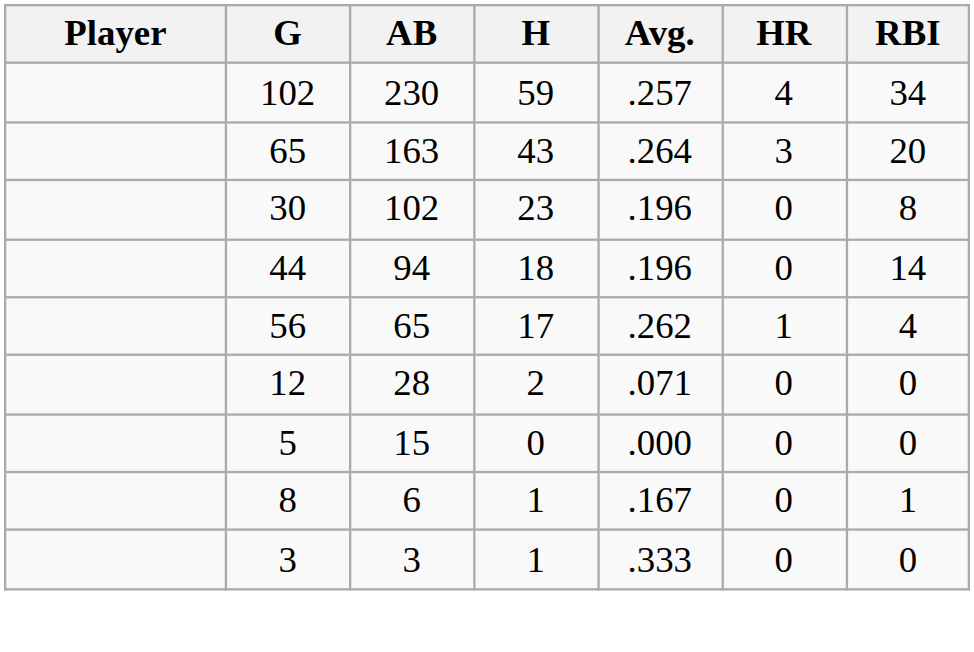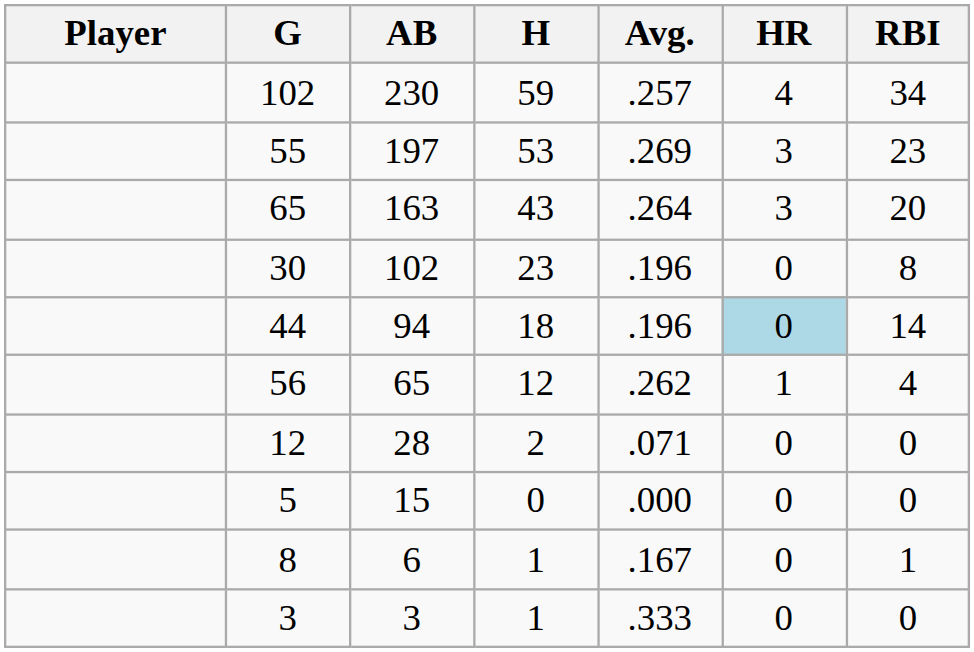+ row: (288, 150)
(784, 267) no background -> (784, 325) lightblue background
(536, 325) 17 -> (536, 383) 12
